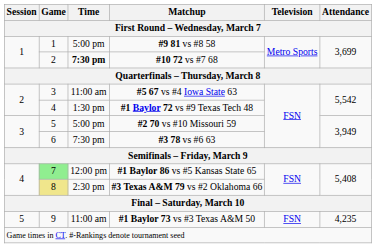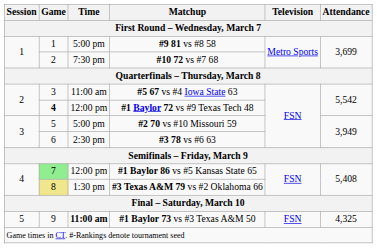(89, 60) bold -> (89, 60) normal
(53, 108) normal -> (53, 108) bold
(89, 108) 1:30 pm -> (89, 108) 12:00 pm
(89, 140) 7:30 pm -> (89, 140) 2:30 pm
(89, 187) 2:30 pm -> (89, 187) 1:30 pm
(89, 219) normal -> (89, 219) bold
(346, 219) 4,235 -> (346, 219) 4,325
